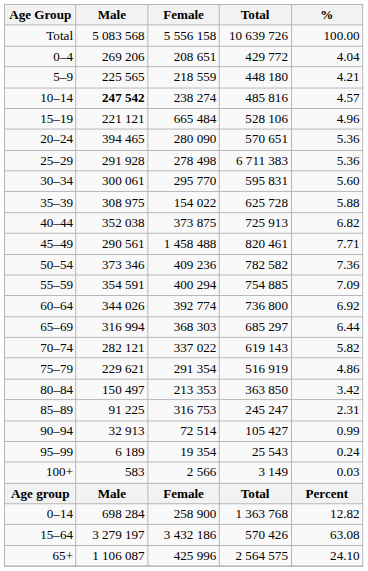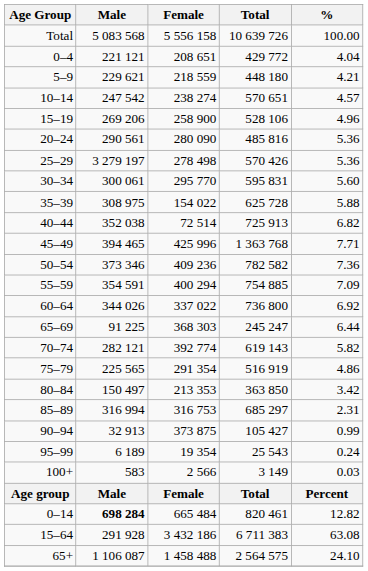(123, 56) 269 206 -> (123, 56) 221 121
(123, 77) 225 565 -> (123, 77) 229 621
(123, 98) bold -> (123, 98) normal
(267, 98) 485 816 -> (267, 98) 570 651
(123, 118) 221 121 -> (123, 118) 269 206
(195, 118) 665 484 -> (195, 118) 258 900
(123, 139) 394 465 -> (123, 139) 290 561
(267, 139) 570 651 -> (267, 139) 485 816
(123, 160) 291 928 -> (118, 160) 3 279 197
(262, 160) 6 711 383 -> (267, 160) 570 426
(195, 222) 373 875 -> (198, 222) 72 514
(123, 243) 290 561 -> (123, 243) 394 465
(190, 243) 1 458 488 -> (195, 243) 425 996
(267, 243) 820 461 -> (262, 243) 1 363 768
(195, 306) 392 774 -> (195, 306) 337 022
(123, 327) 316 994 -> (127, 327) 91 225
(267, 327) 685 297 -> (267, 327) 245 247
(195, 347) 337 022 -> (195, 347) 392 774
(123, 368) 229 621 -> (123, 368) 225 565
(127, 410) 91 225 -> (123, 410) 316 994
(267, 410) 245 247 -> (267, 410) 685 297
(198, 431) 72 514 -> (195, 431) 373 875
(123, 514) normal -> (123, 514) bold
(195, 514) 258 900 -> (195, 514) 665 484
(262, 514) 1 363 768 -> (267, 514) 820 461
(118, 535) 3 279 197 -> (123, 535) 291 928
(267, 535) 570 426 -> (262, 535) 6 711 383
(195, 555) 425 996 -> (190, 555) 1 458 488
